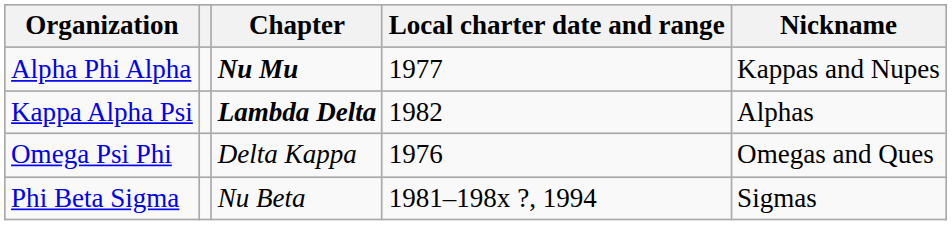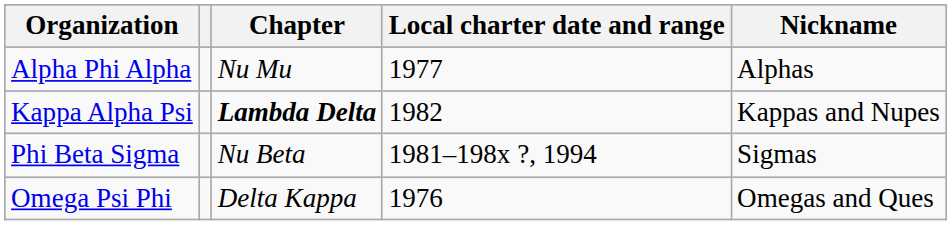(258, 68) bold -> (255, 68) normal
(838, 68) Kappas and Nupes -> (775, 68) Alphas
(775, 111) Alphas -> (838, 111) Kappas and Nupes
rows swapped: (95, 197) <-> (91, 154)
